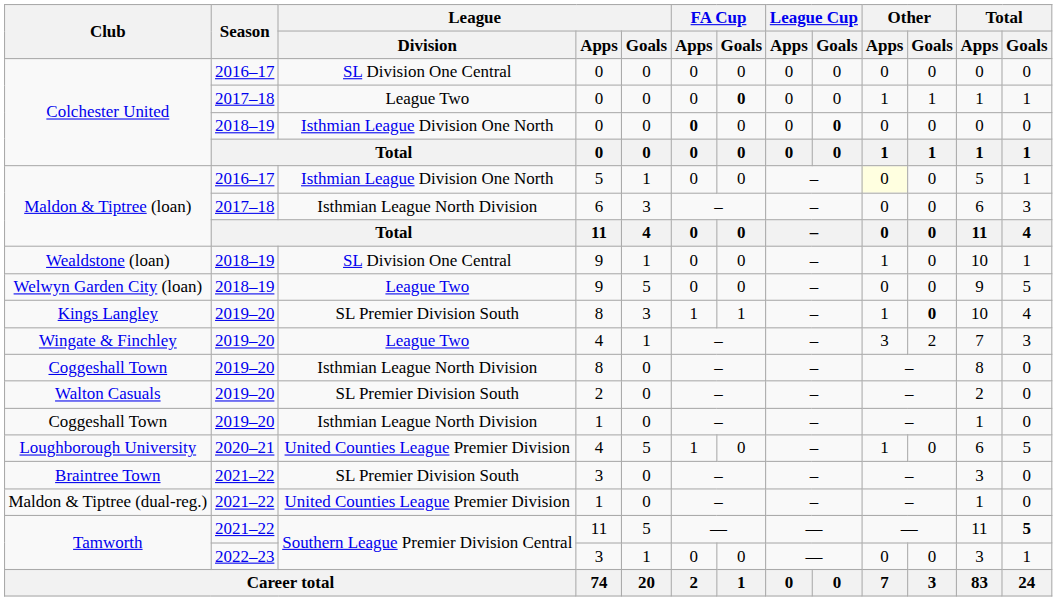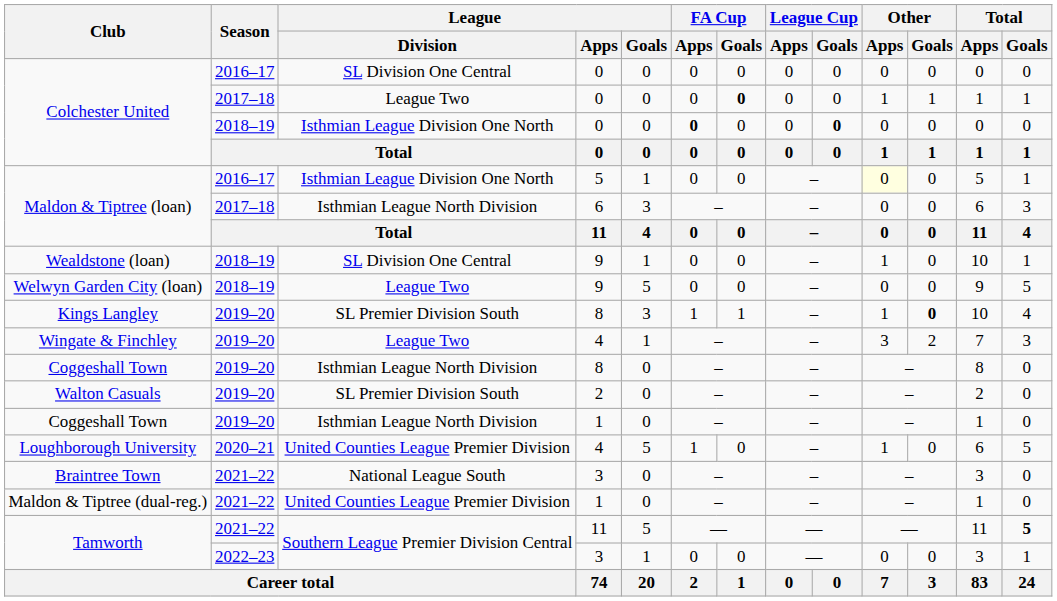(427, 475) SL Premier Division South -> (427, 475) National League South
